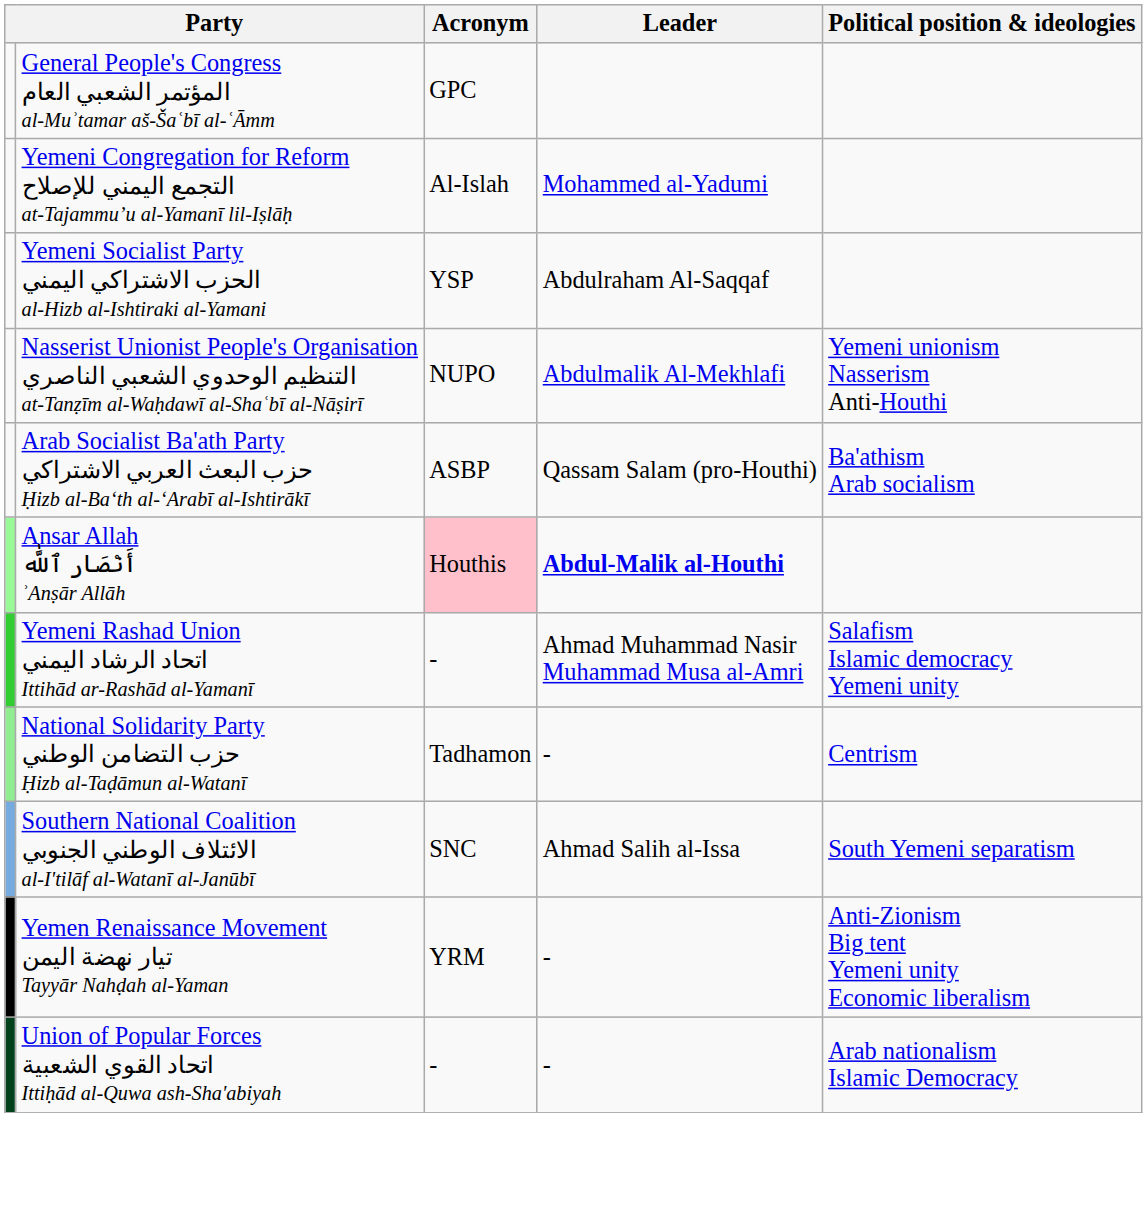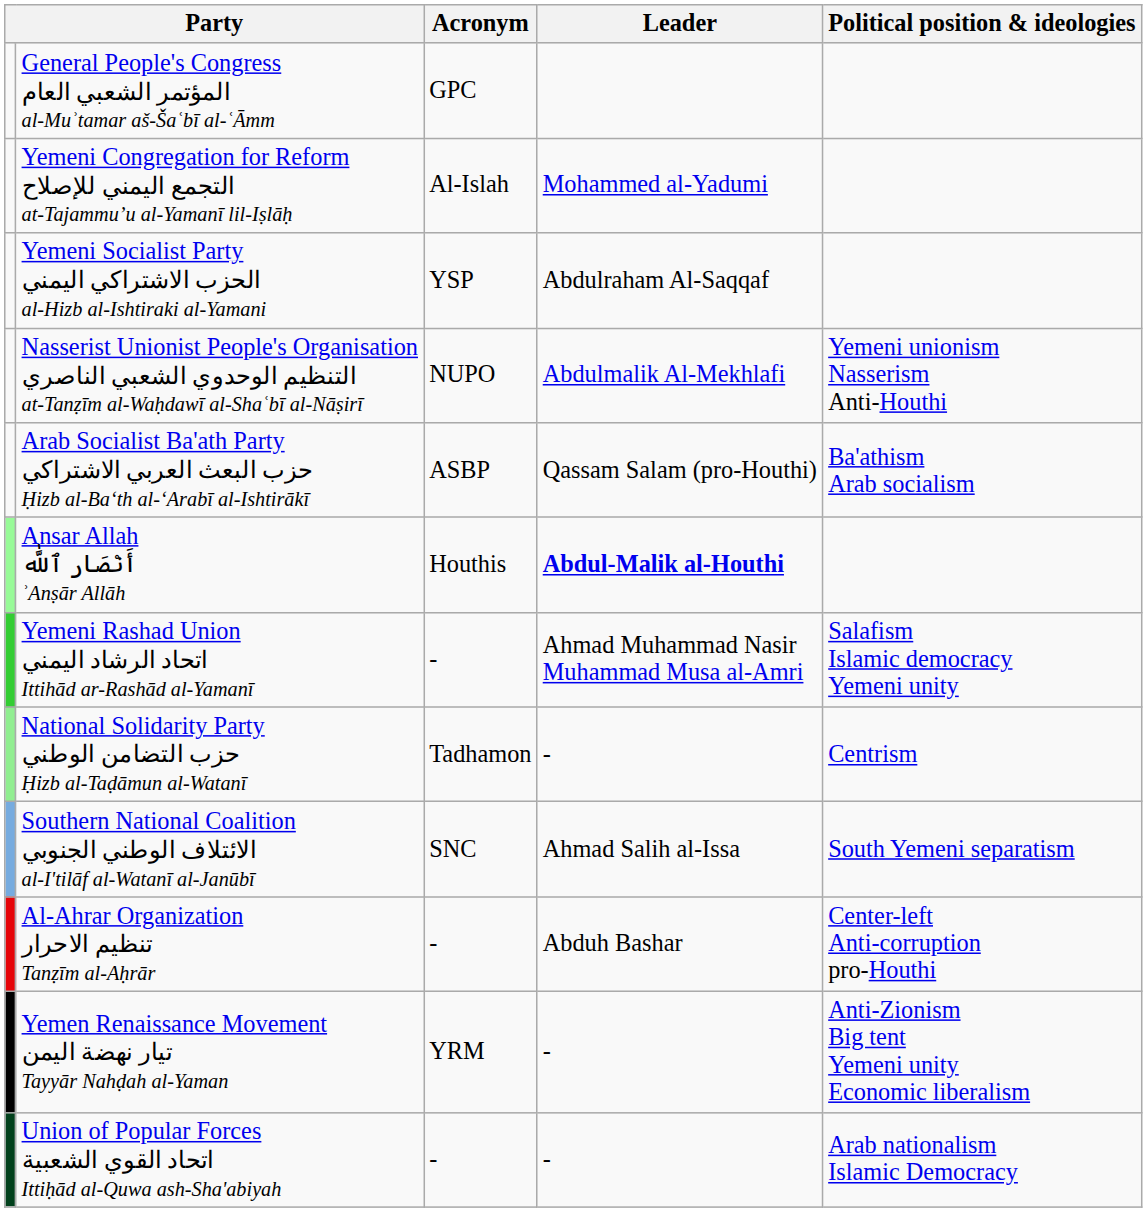(468, 564) pink background -> (468, 564) no background
+ row: (132, 943)
